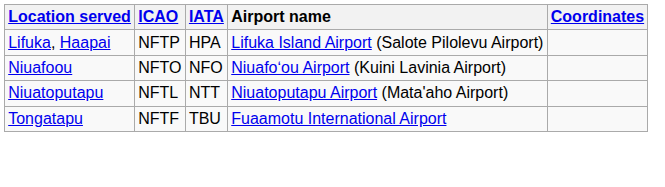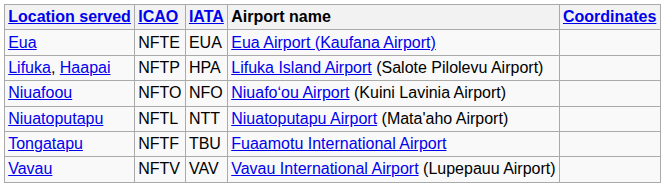+ row: (22, 42)
+ row: (30, 169)
